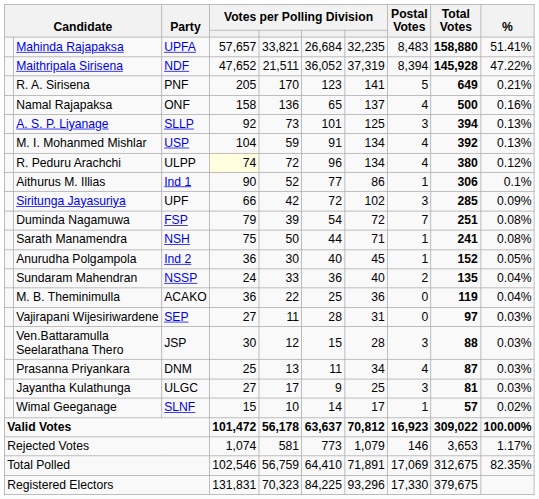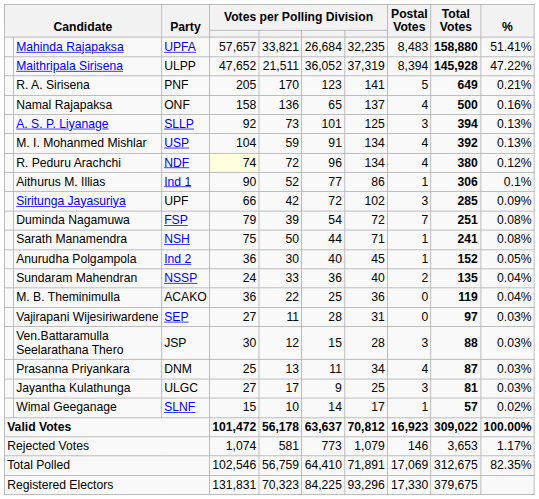(177, 66) NDF -> (180, 66) ULPP
(180, 162) ULPP -> (177, 162) NDF
